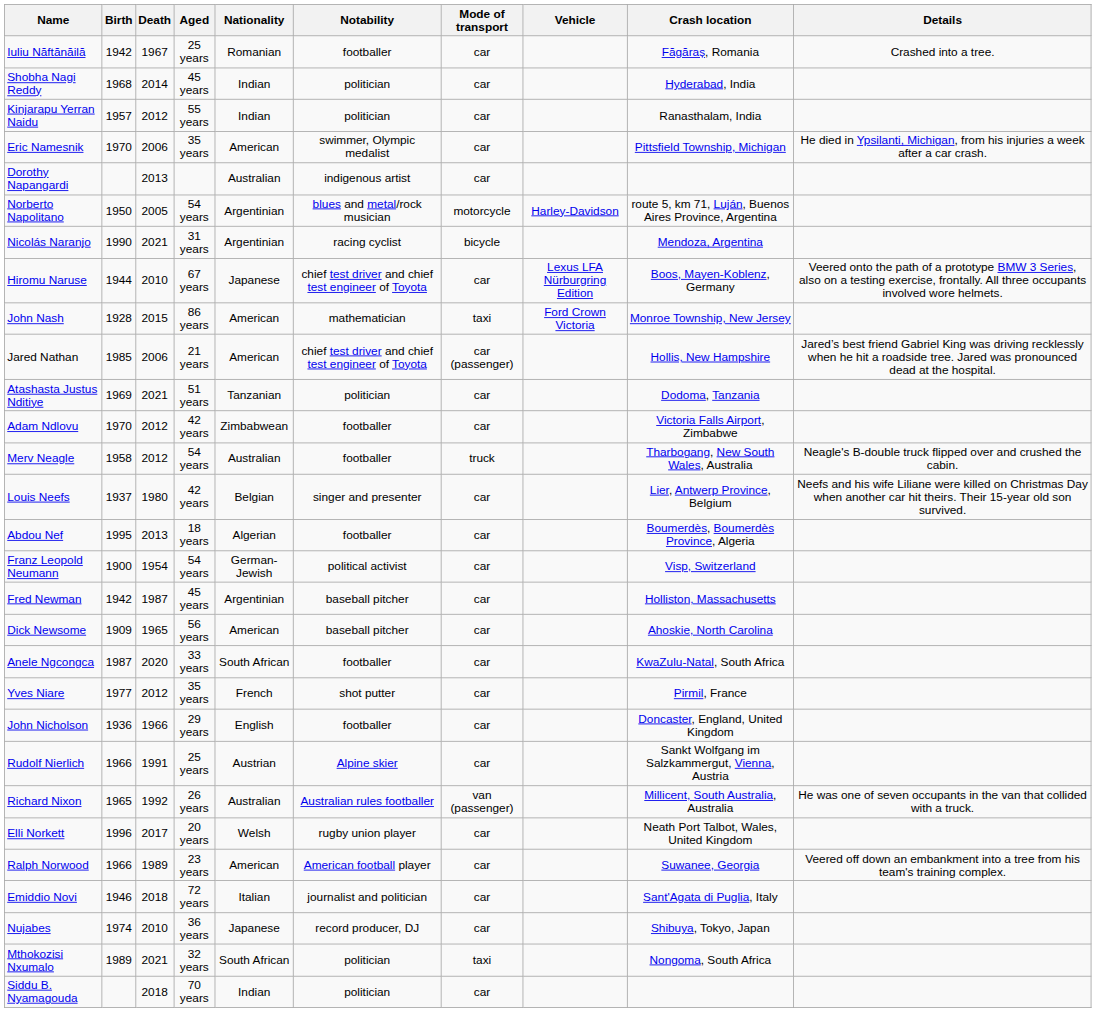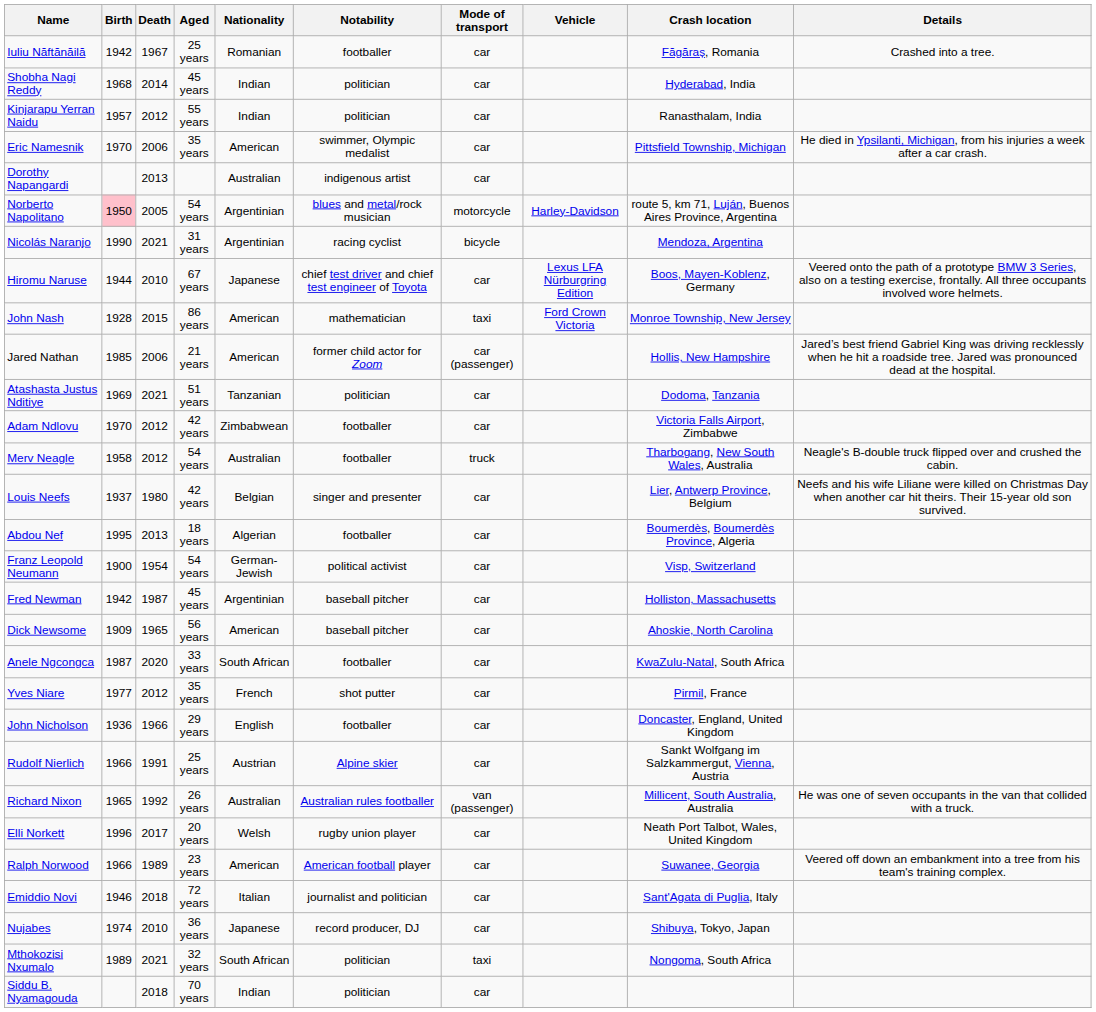(119, 210) no background -> (119, 210) pink background
(367, 356) chief test driver and chief test engineer of Toyota -> (367, 356) former child actor for Zoom
